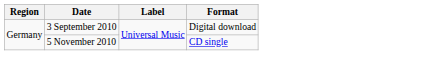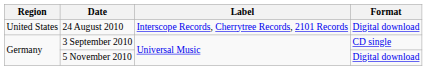+ row: (93, 27)
(223, 27) Digital download -> (372, 42) CD single
(208, 42) CD single -> (386, 57) Digital download
